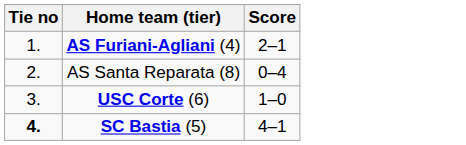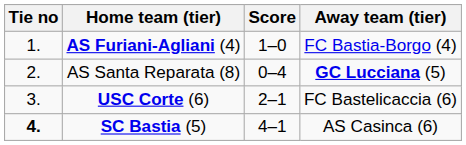+ column: (380, 18)
(272, 45) 2–1 -> (272, 45) 1–0
(272, 99) 1–0 -> (272, 99) 2–1
